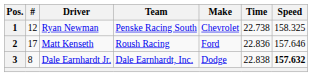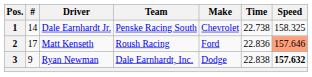(33, 28) 12 -> (33, 28) 14
(70, 28) Ryan Newman -> (76, 28) Dale Earnhardt Jr.
(290, 44) no background -> (290, 44) lightsalmon background
(30, 59) 8 -> (30, 59) 9
(76, 59) Dale Earnhardt Jr. -> (70, 59) Ryan Newman
